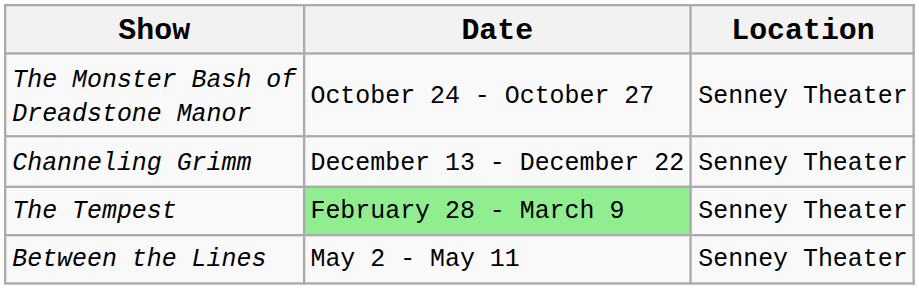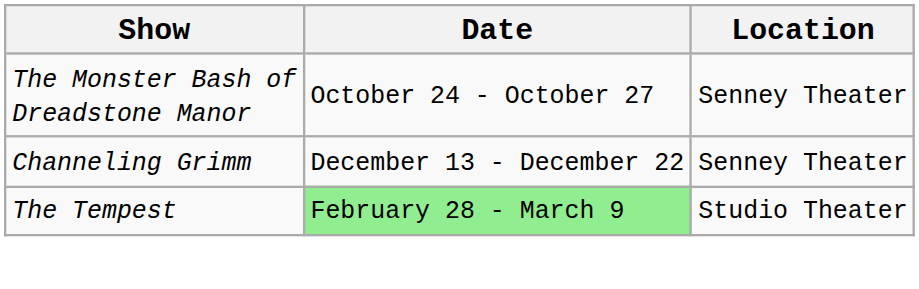(803, 211) Senney Theater -> (803, 211) Studio Theater
- row: (139, 259)
